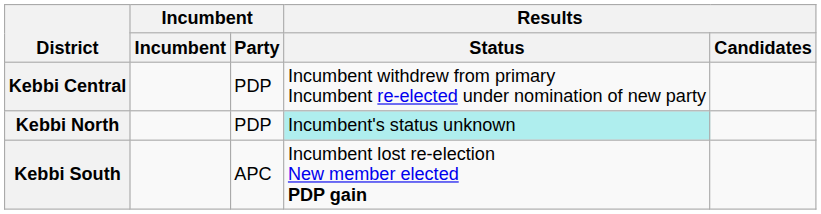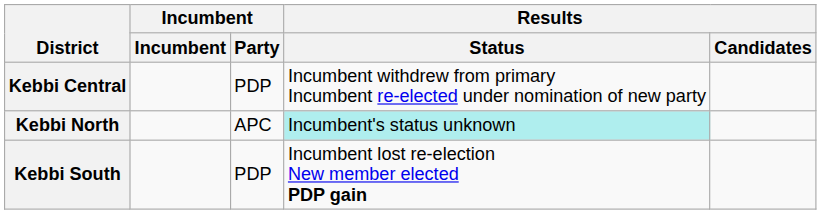(253, 125) PDP -> (253, 125) APC
(253, 174) APC -> (253, 174) PDP
